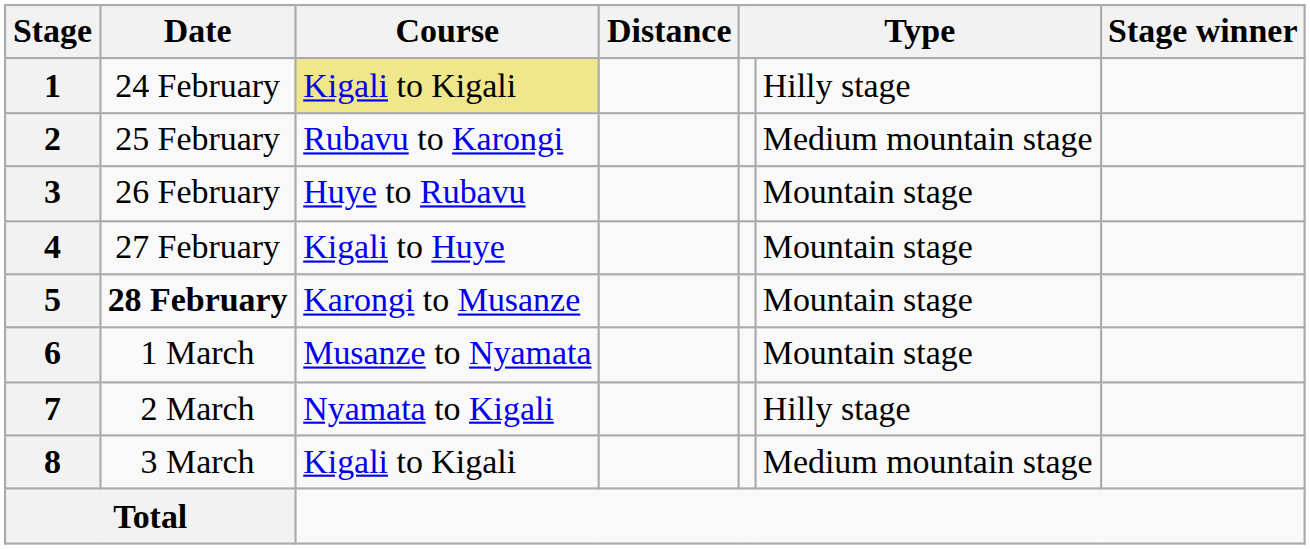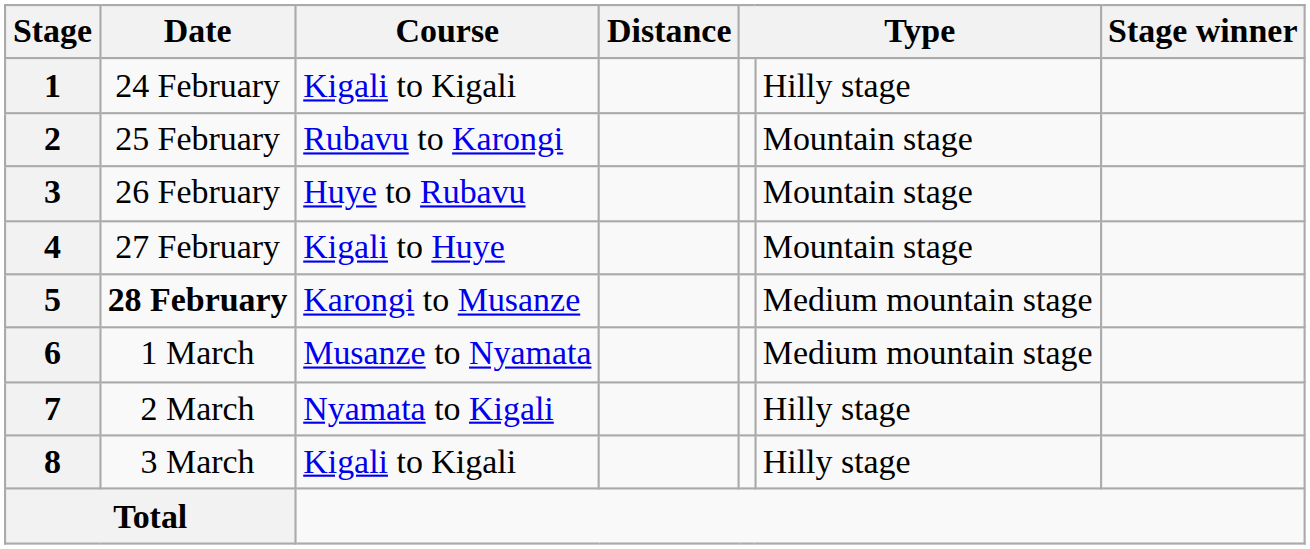(410, 85) khaki background -> (410, 85) no background
(928, 138) Medium mountain stage -> (868, 138) Mountain stage
(868, 300) Mountain stage -> (928, 300) Medium mountain stage
(868, 354) Mountain stage -> (928, 354) Medium mountain stage
(928, 461) Medium mountain stage -> (837, 461) Hilly stage
